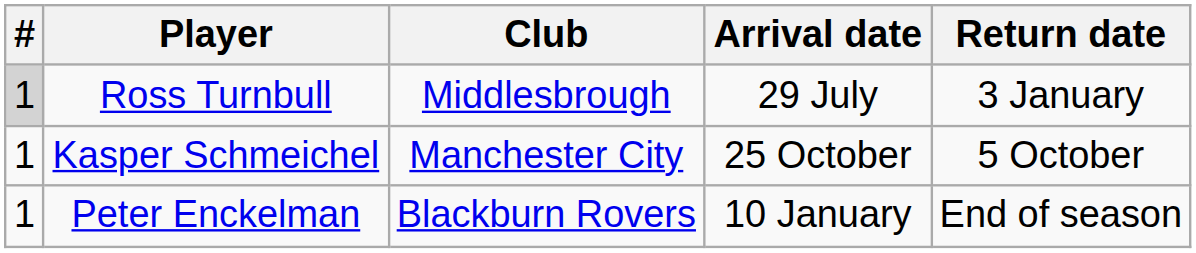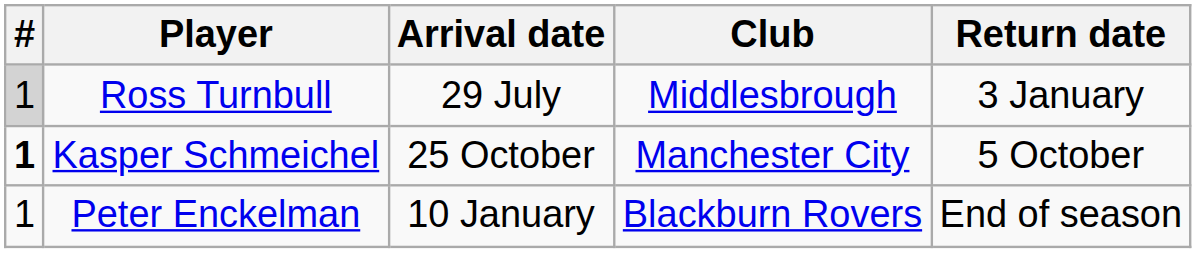columns swapped: (546, 34) <-> (818, 34)
(24, 154) normal -> (24, 154) bold
